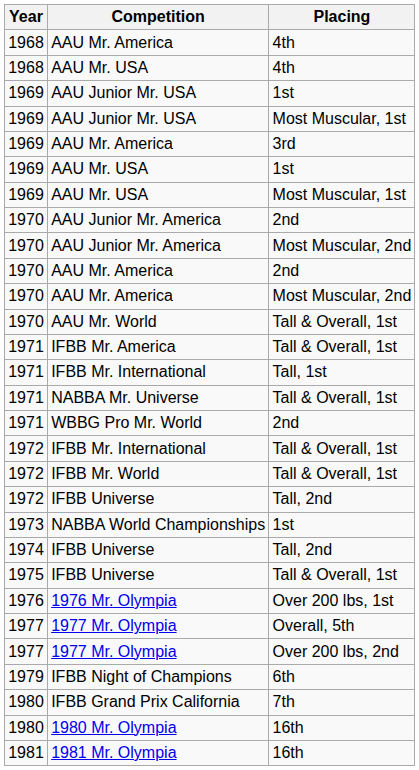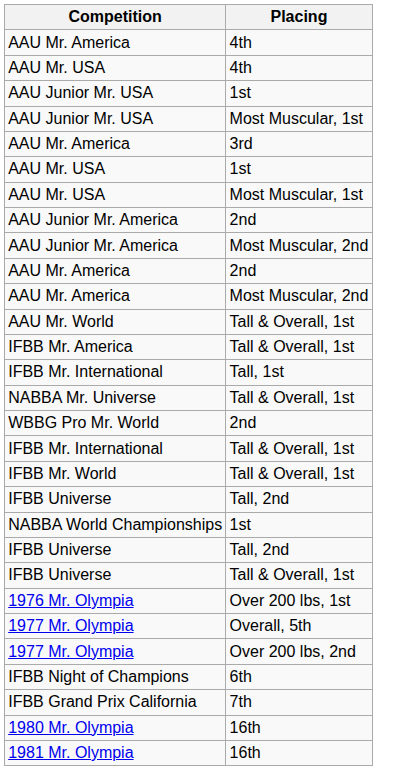- column: (26, 17)
